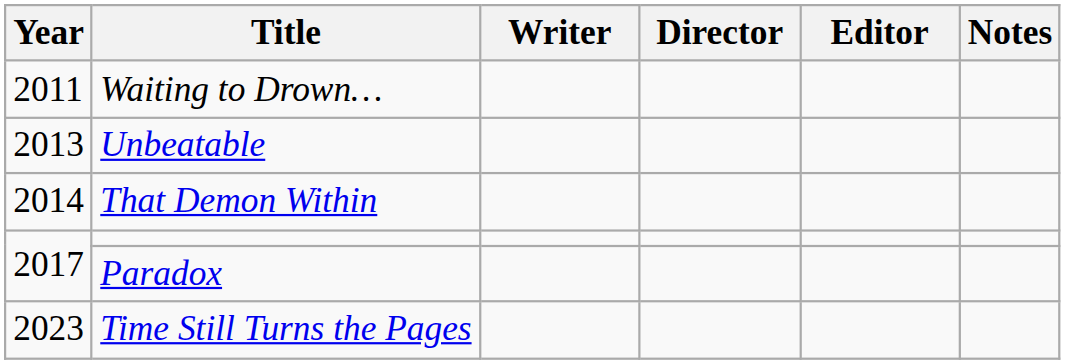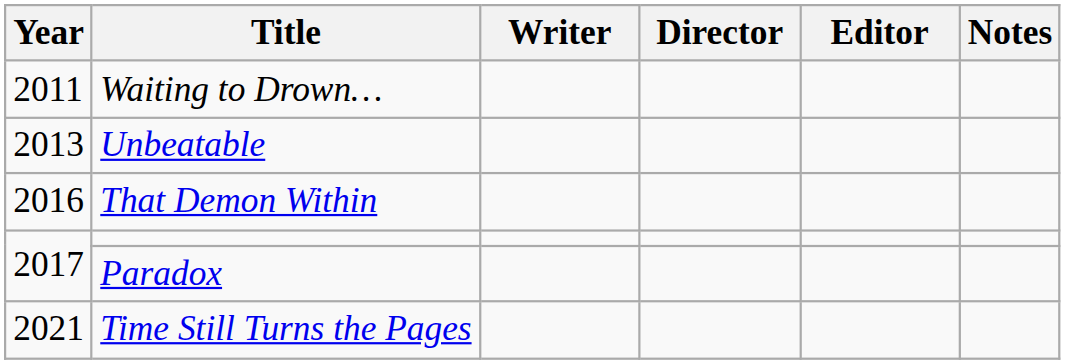(49, 200) 2014 -> (49, 200) 2016
(49, 329) 2023 -> (49, 329) 2021
